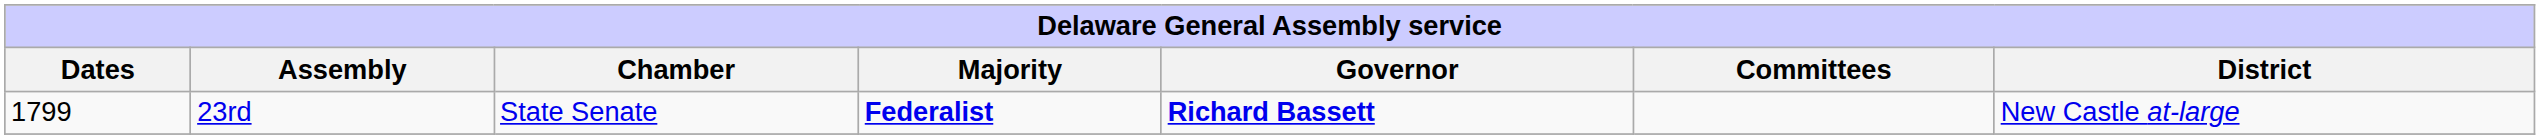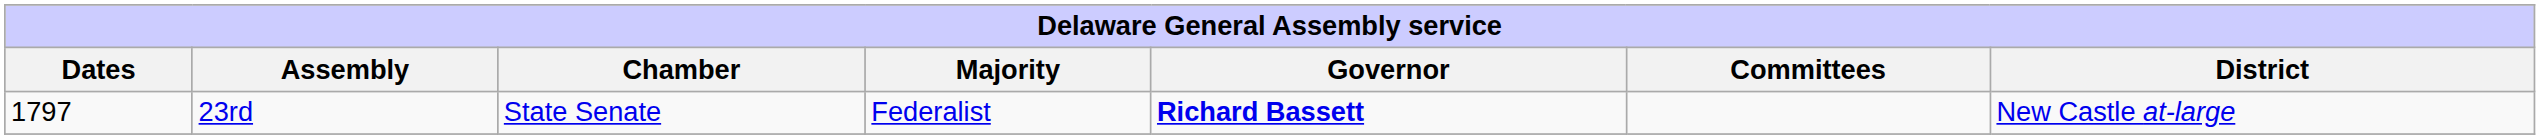(41, 112) 1799 -> (41, 112) 1797
(929, 112) bold -> (931, 112) normal
